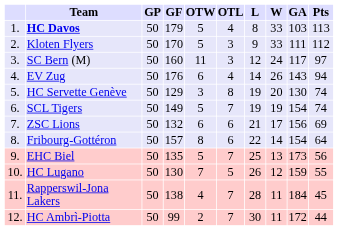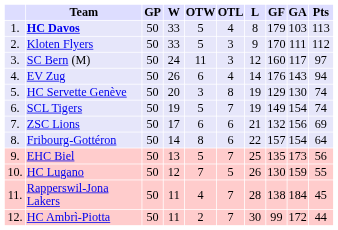columns swapped: (276, 12) <-> (174, 12)
